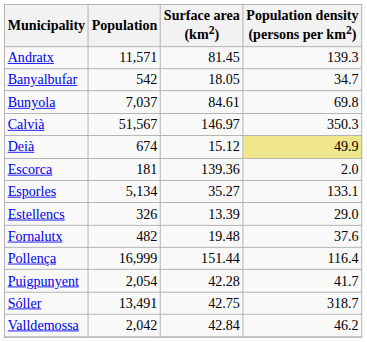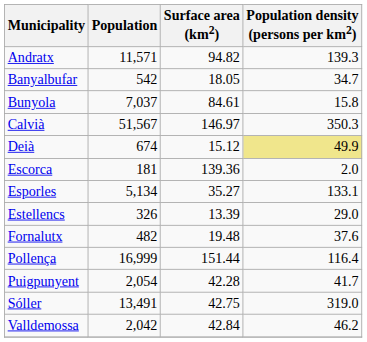(224, 57) 81.45 -> (224, 57) 94.82
(346, 102) 69.8 -> (346, 102) 15.8
(343, 303) 318.7 -> (343, 303) 319.0
